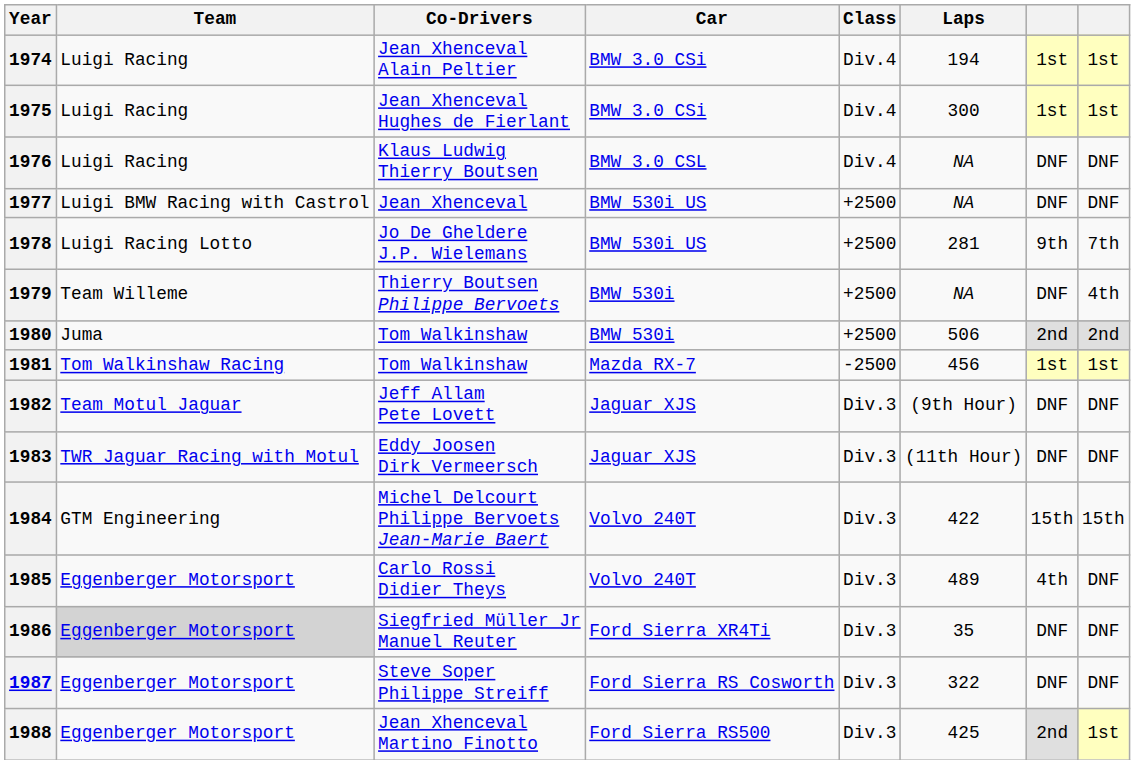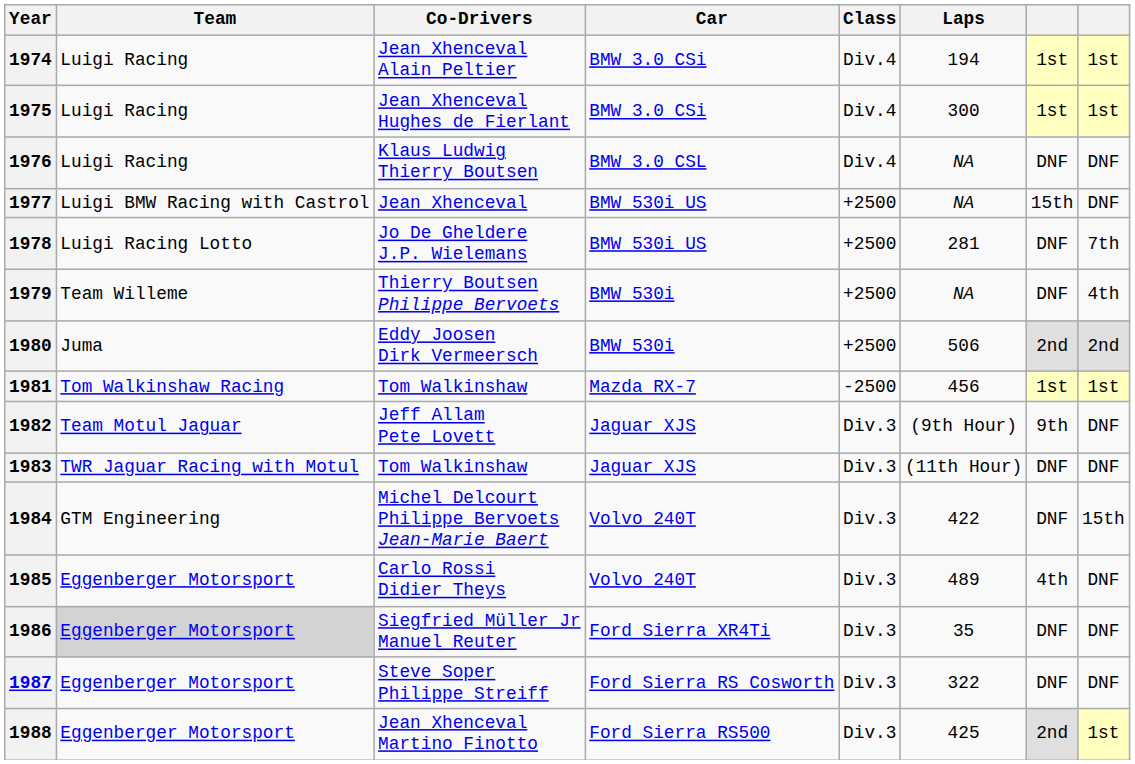(1052, 203) DNF -> (1052, 203) 15th
(1052, 243) 9th -> (1052, 243) DNF
(453, 335) Tom Walkinshaw -> (458, 346) Eddy Joosen Dirk Vermeersch
(1052, 405) DNF -> (1052, 427) 9th
(458, 456) Eddy Joosen Dirk Vermeersch -> (453, 467) Tom Walkinshaw
(1052, 518) 15th -> (1052, 518) DNF
